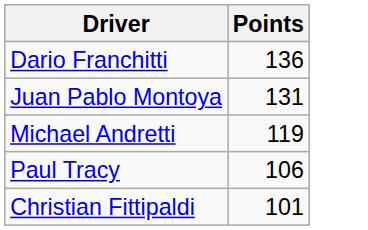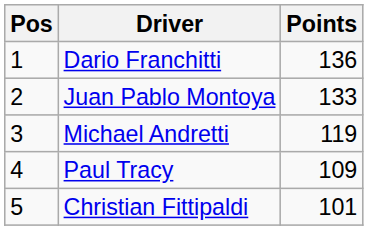+ column: (31, 23)
(284, 97) 131 -> (338, 97) 133
(284, 171) 106 -> (338, 171) 109
